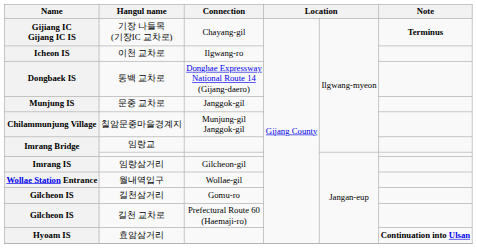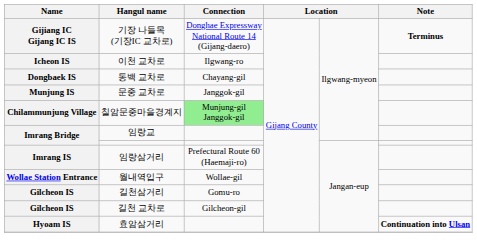(224, 32) Chayang-gil -> (224, 35) Donghae Expressway National Route 14 (Gijang-daero)
(224, 78) Donghae Expressway National Route 14 (Gijang-daero) -> (224, 76) Chayang-gil
(224, 124) no background -> (224, 112) lightgreen background
(224, 163) Gilcheon-gil -> (224, 156) Prefectural Route 60 (Haemaji-ro)
(224, 215) Prefectural Route 60 (Haemaji-ro) -> (224, 208) Gilcheon-gil
